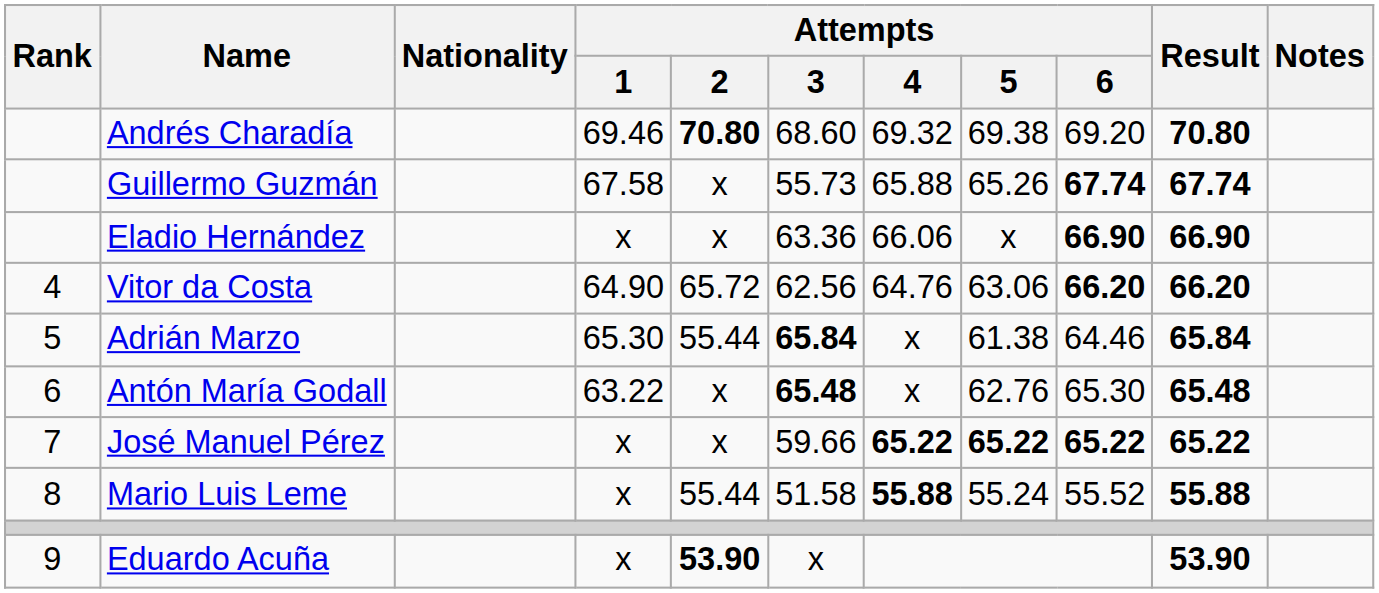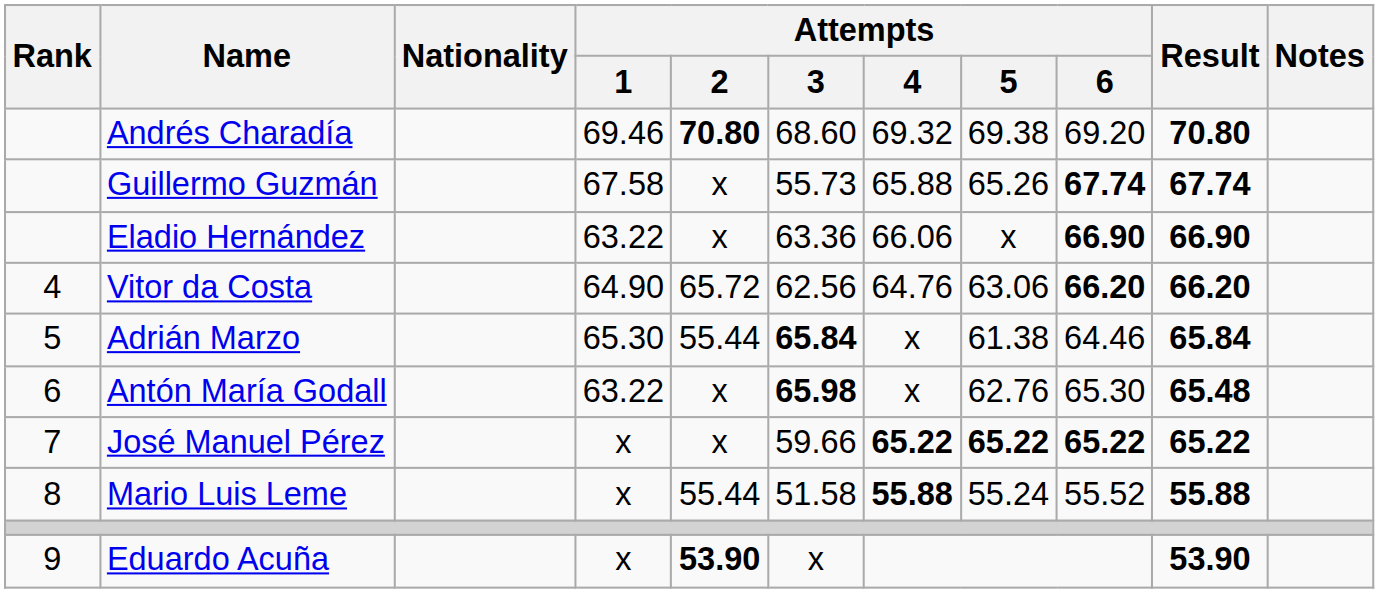(623, 236) x -> (623, 236) 63.22
(816, 390) 65.48 -> (816, 390) 65.98
